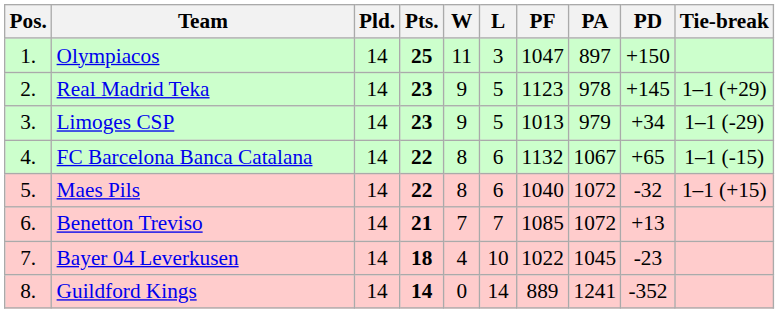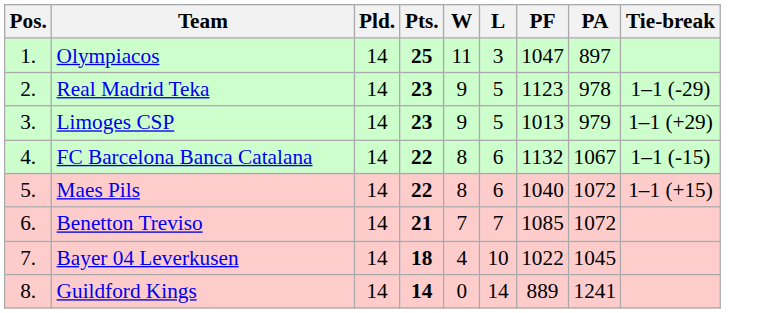- column: (648, 21)
(724, 88) 1–1 (+29) -> (670, 88) 1–1 (-29)
(724, 122) 1–1 (-29) -> (670, 122) 1–1 (+29)
